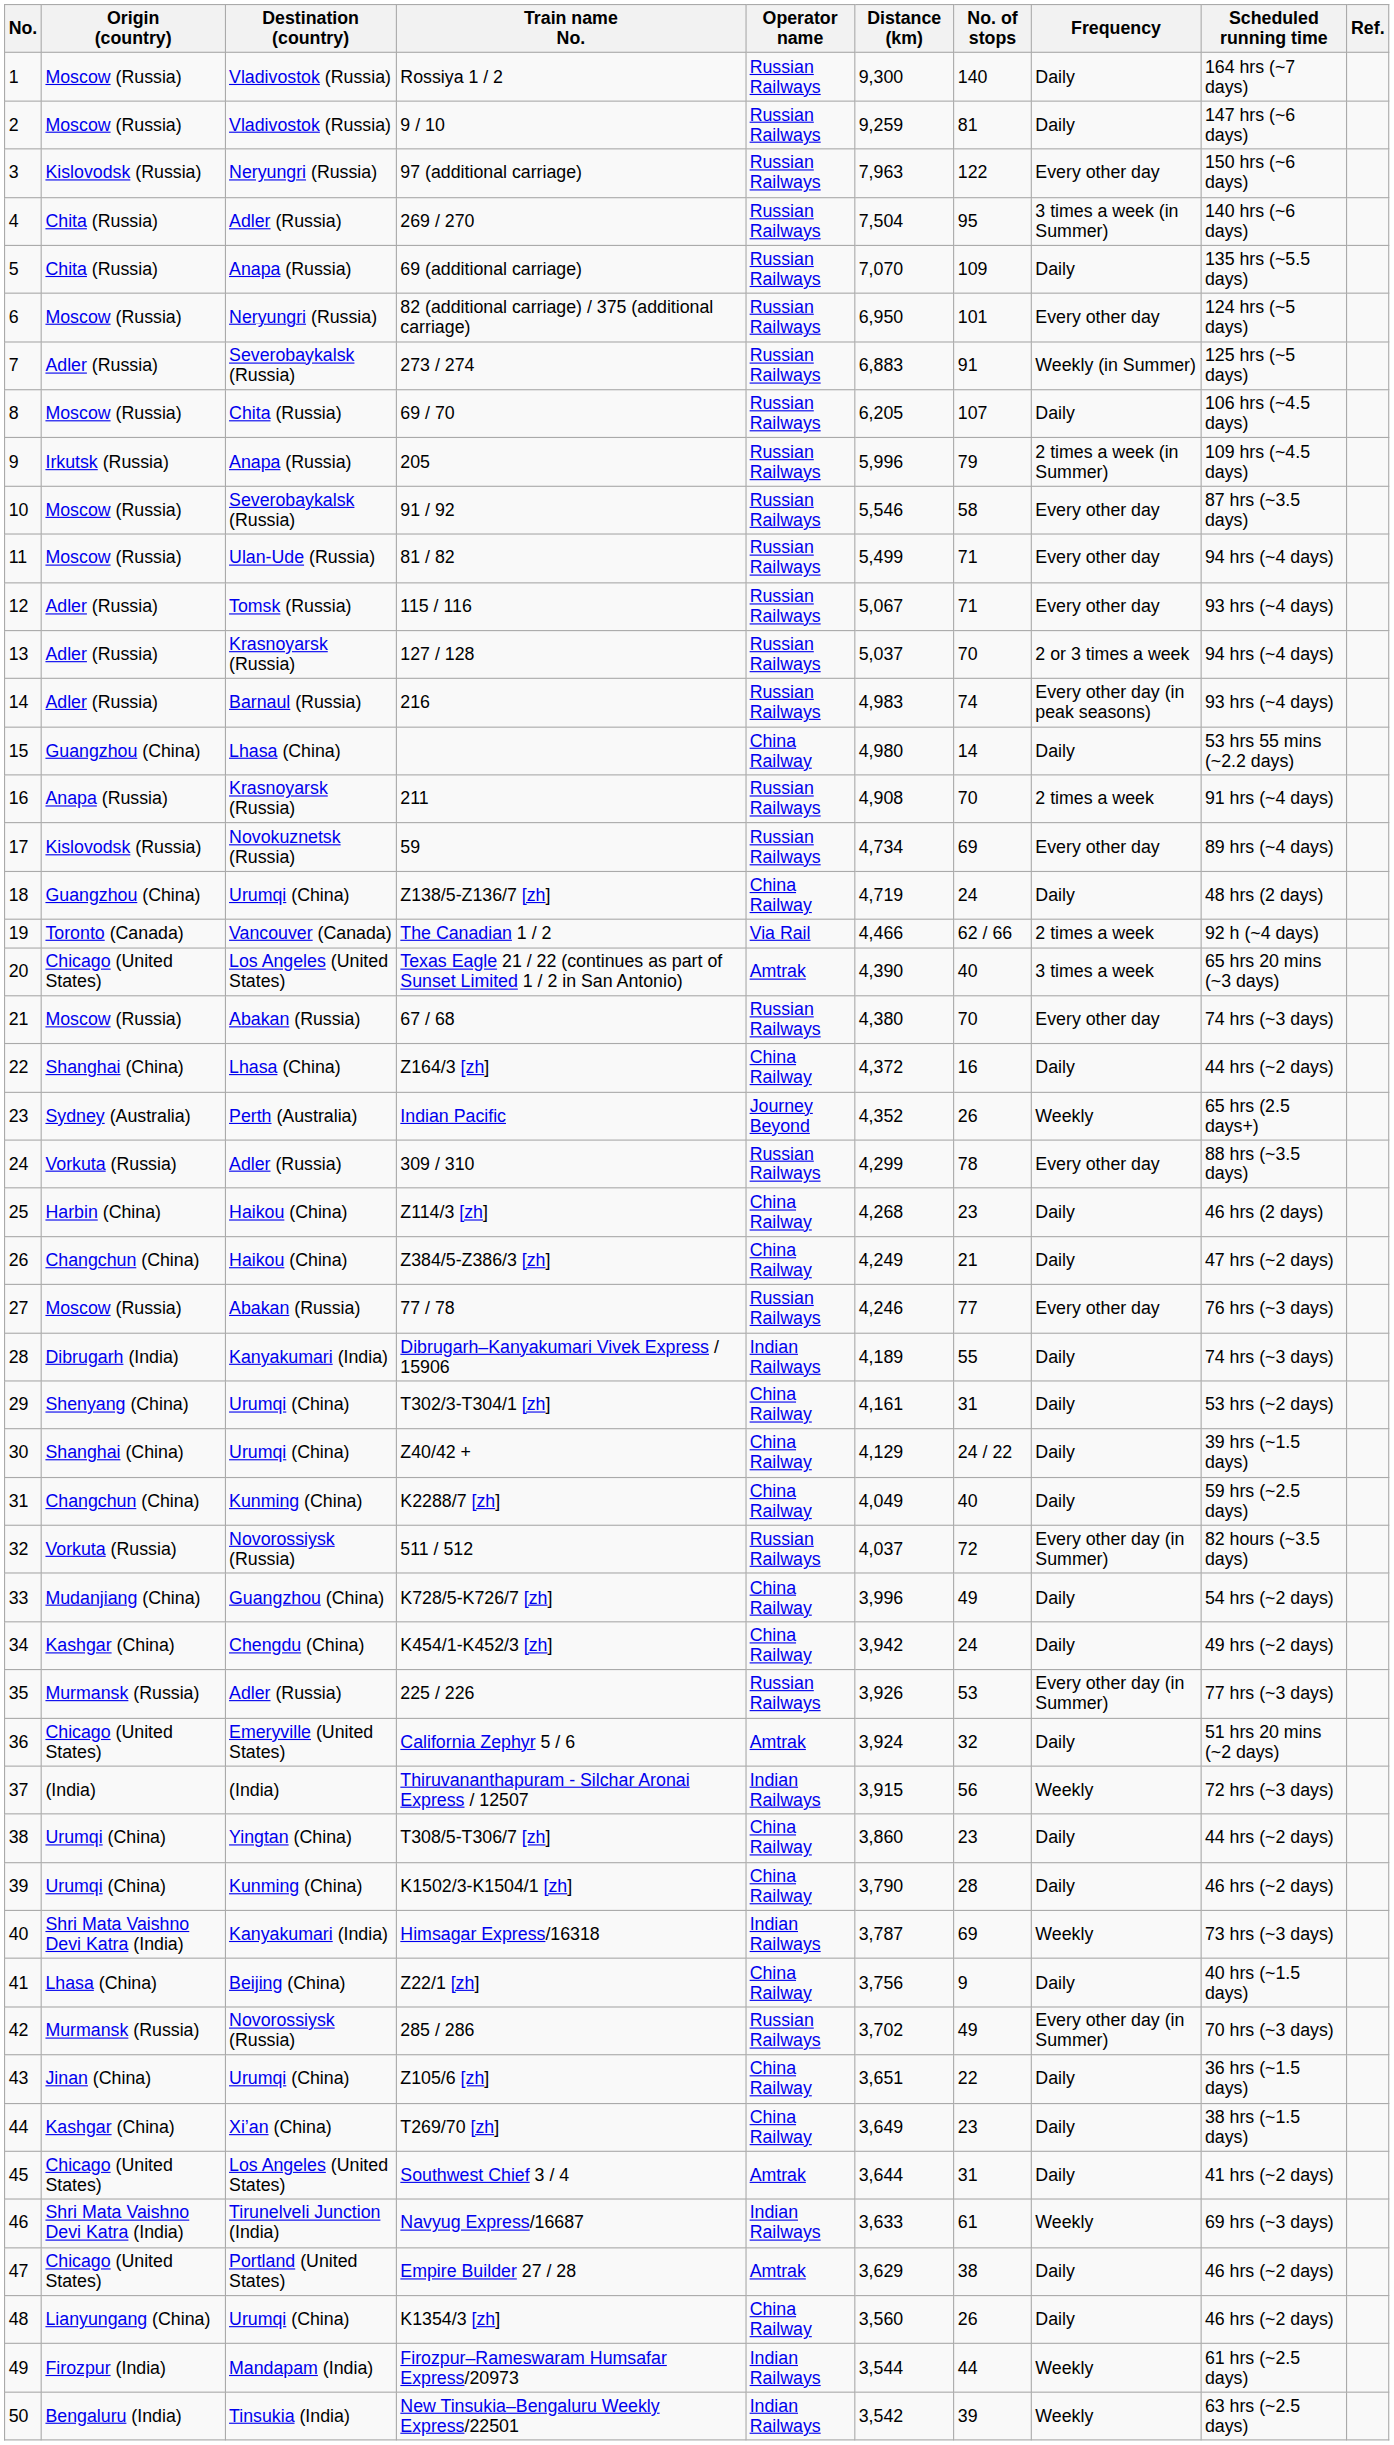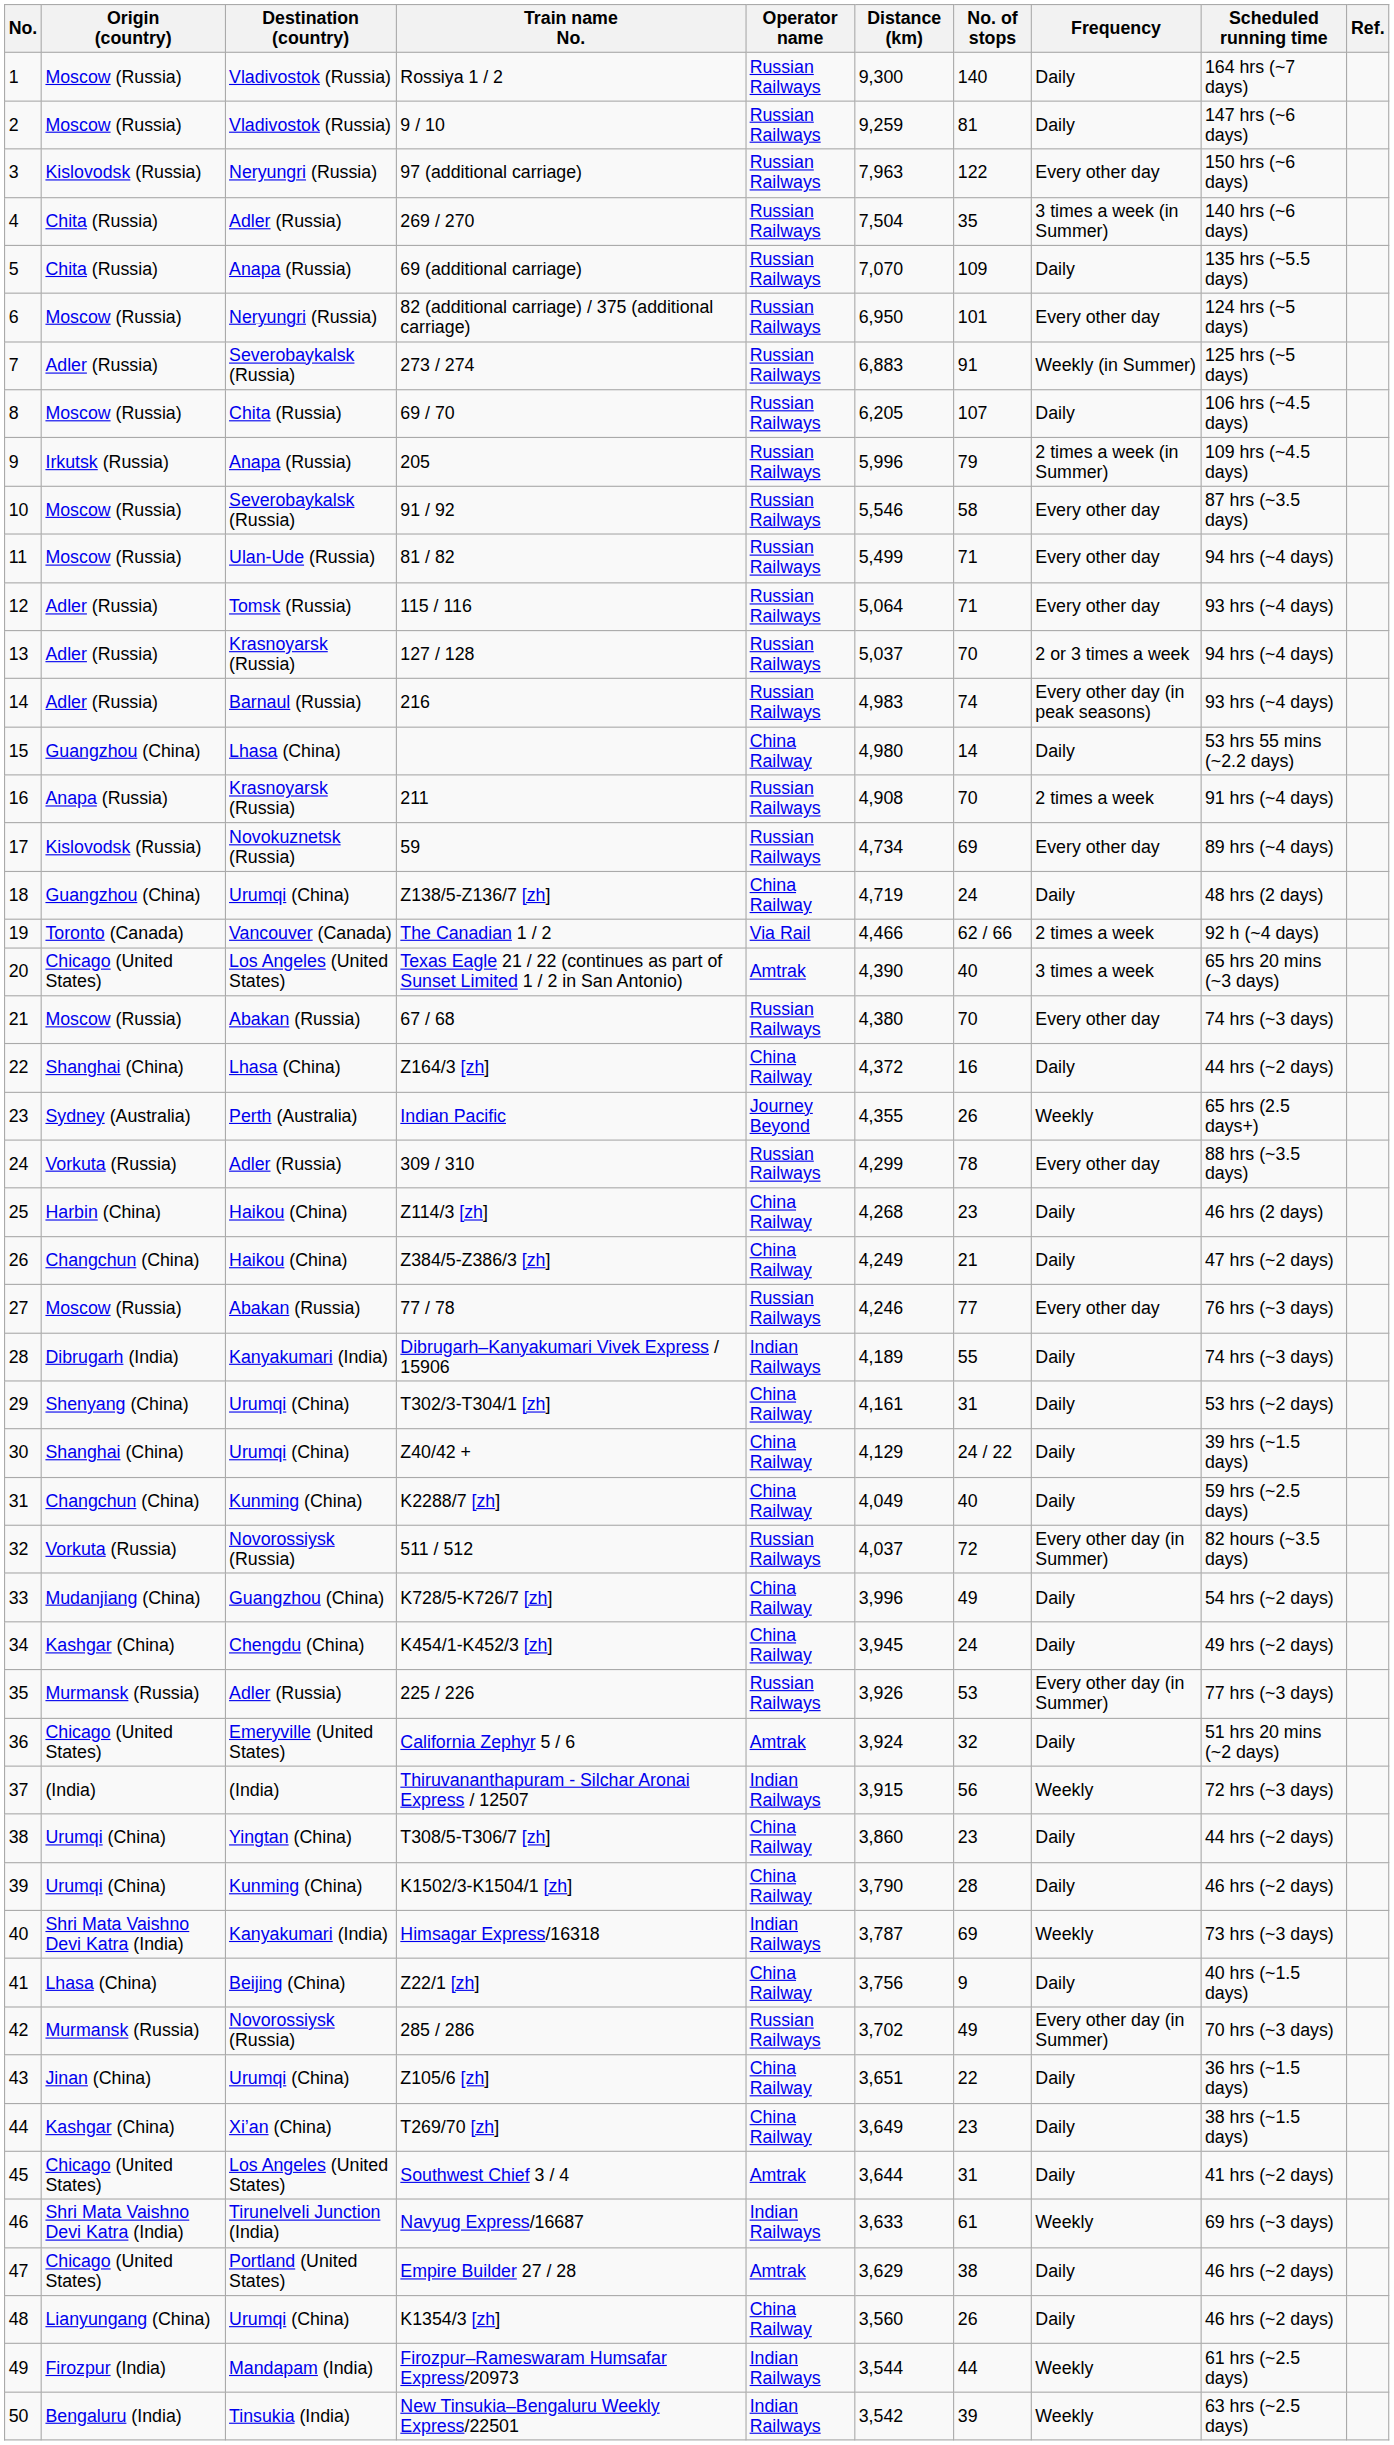(968, 221) 95 -> (968, 221) 35
(881, 606) 5,067 -> (881, 606) 5,064
(881, 1115) 4,352 -> (881, 1115) 4,355
(881, 1645) 3,942 -> (881, 1645) 3,945
